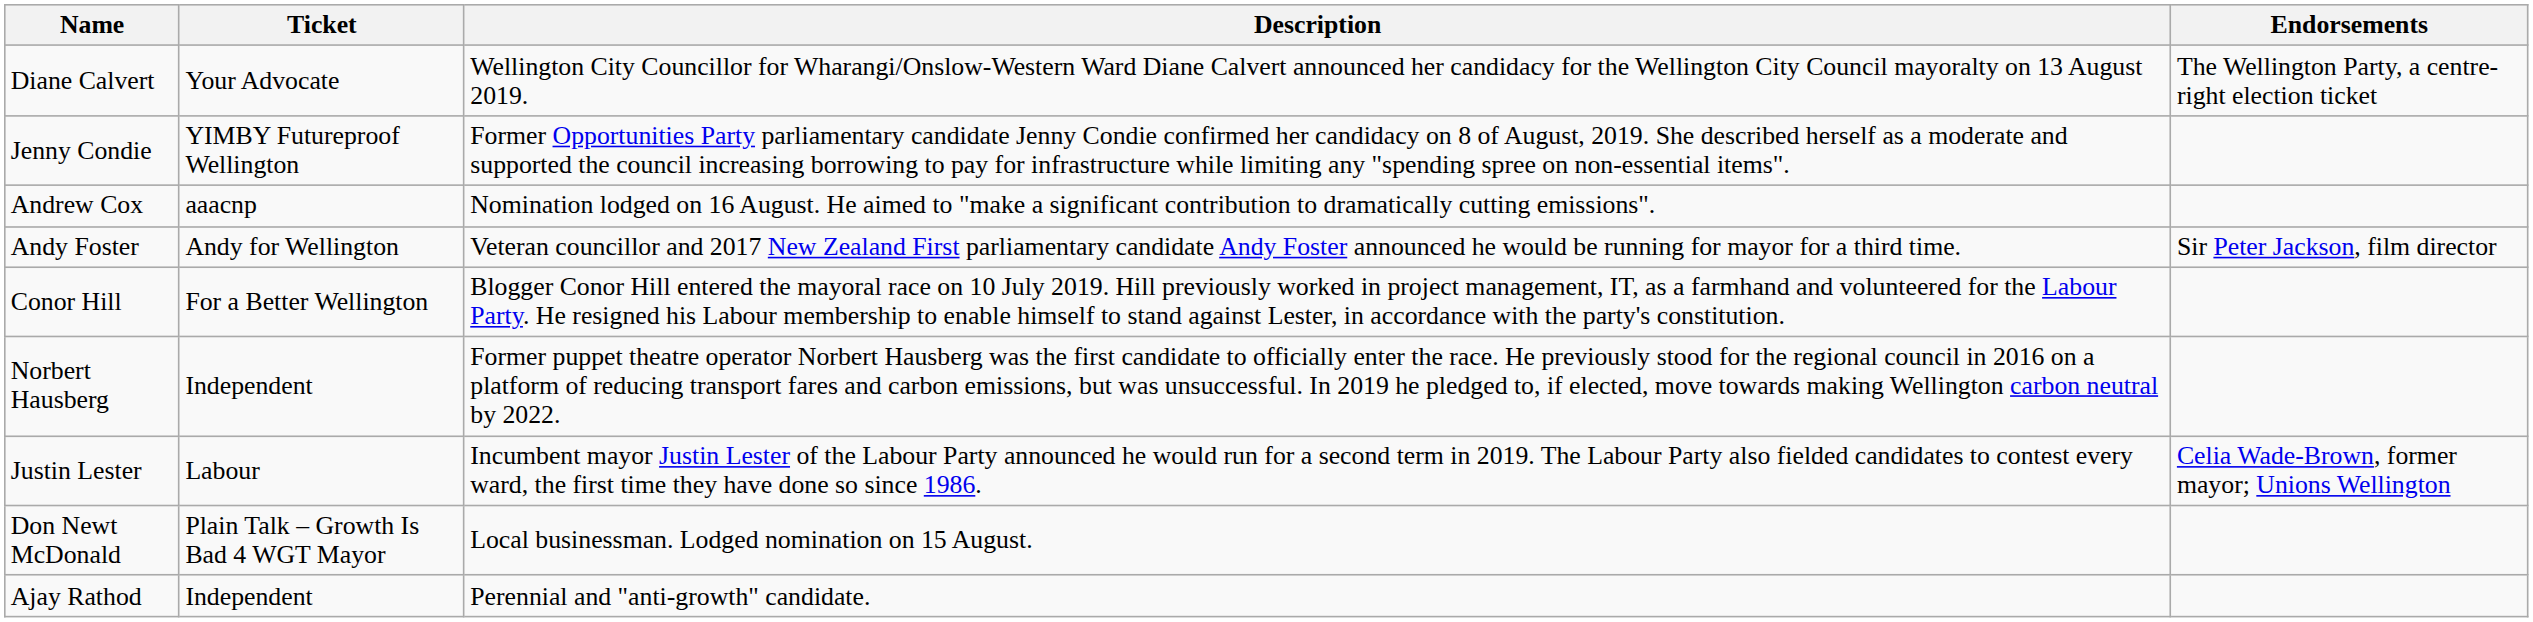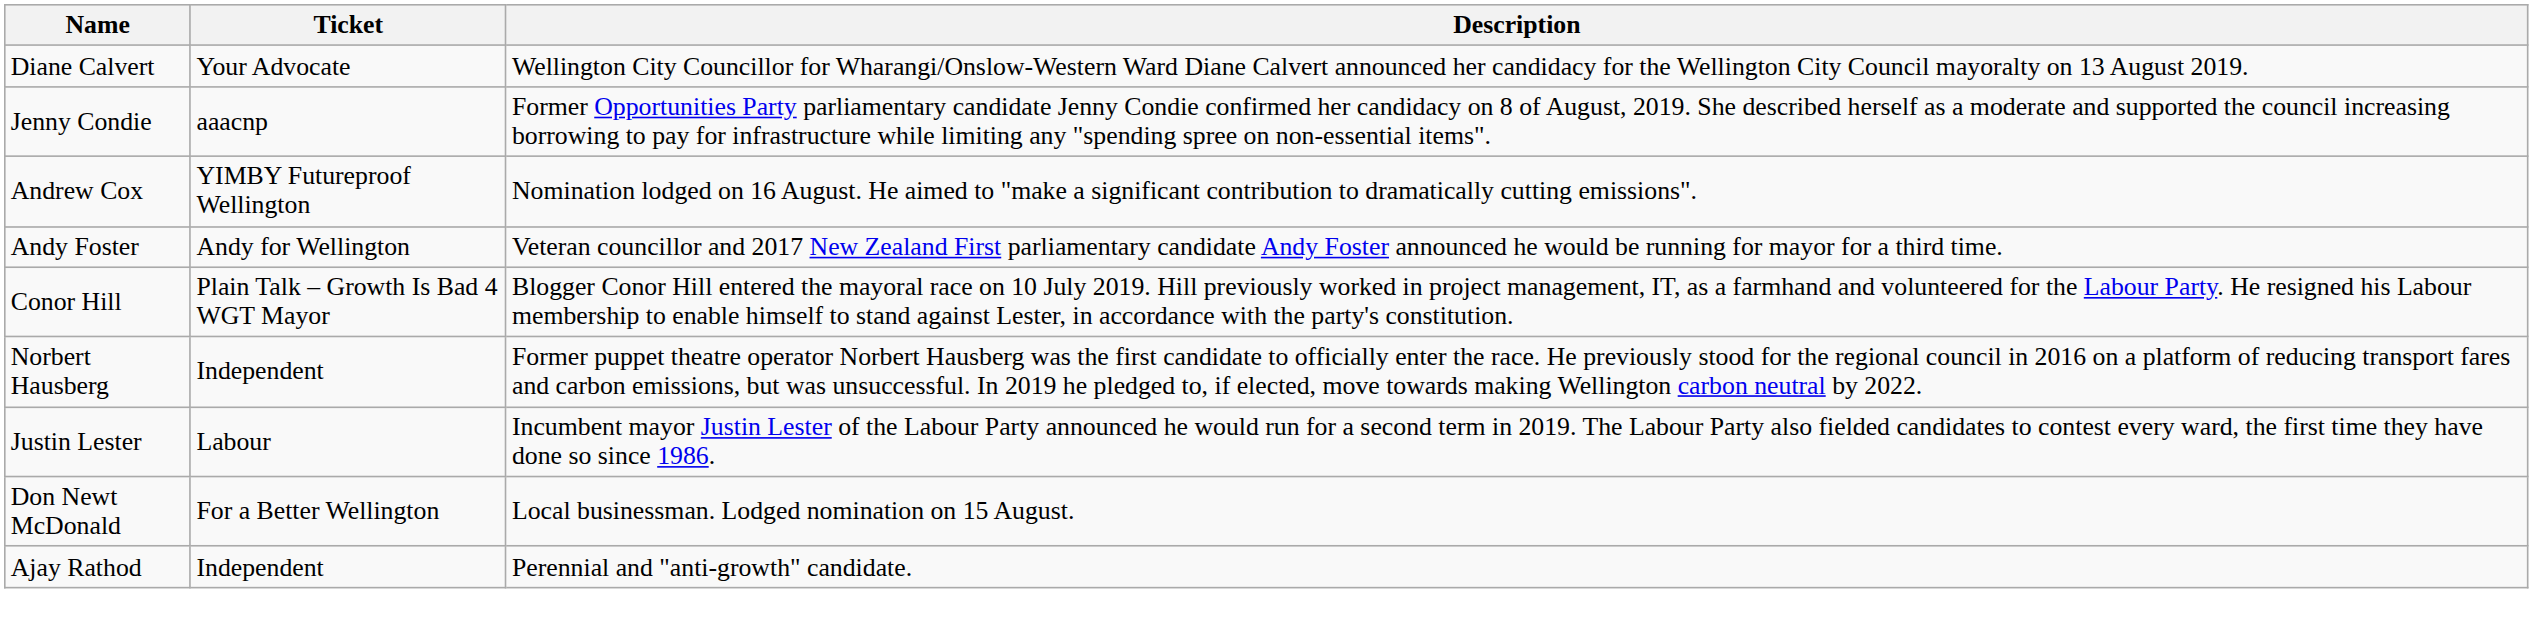- column: (2349, 24)
(293, 150) YIMBY Futureproof Wellington -> (232, 121) aaacnp
(221, 205) aaacnp -> (304, 190) YIMBY Futureproof Wellington
(307, 301) For a Better Wellington -> (347, 301) Plain Talk – Growth Is Bad 4 WGT Mayor
(302, 540) Plain Talk – Growth Is Bad 4 WGT Mayor -> (318, 511) For a Better Wellington
